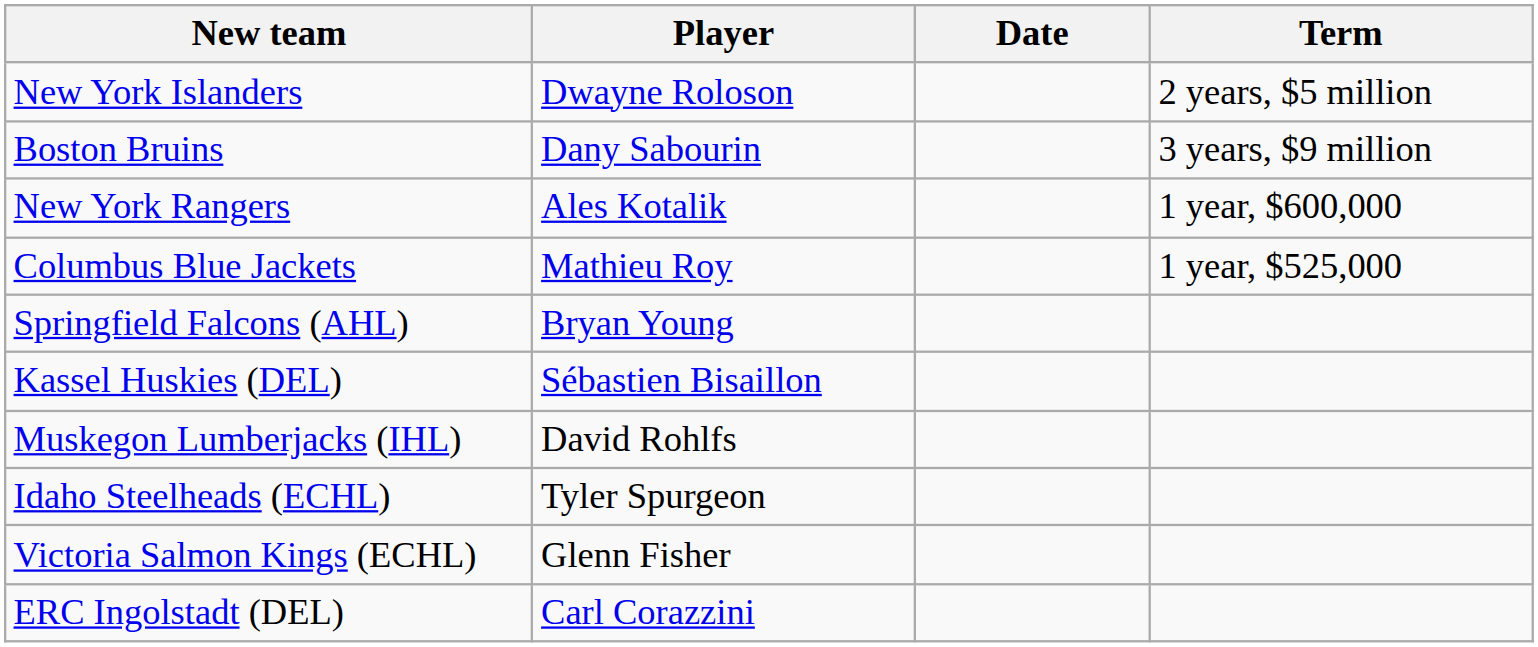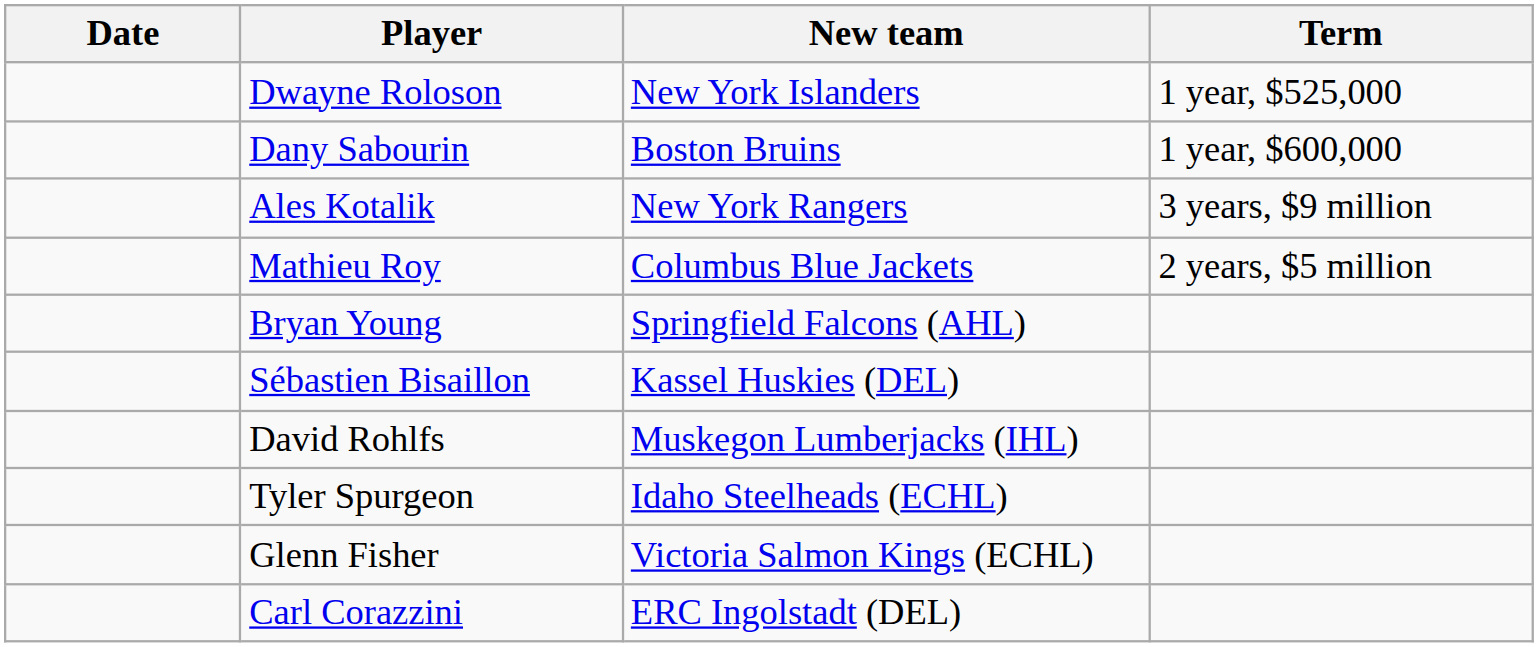columns swapped: (1032, 33) <-> (269, 33)
(1295, 91) 2 years, $5 million -> (1280, 91) 1 year, $525,000
(1295, 149) 3 years, $9 million -> (1280, 149) 1 year, $600,000
(1280, 206) 1 year, $600,000 -> (1295, 206) 3 years, $9 million
(1280, 264) 1 year, $525,000 -> (1295, 264) 2 years, $5 million
